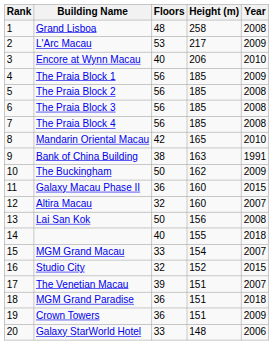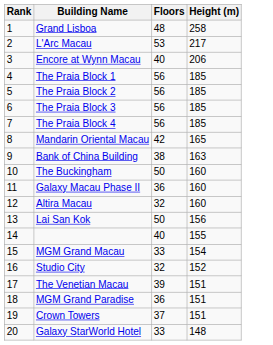- column: (255, 12)
(198, 172) 162 -> (198, 172) 160
(159, 316) 36 -> (159, 316) 37
